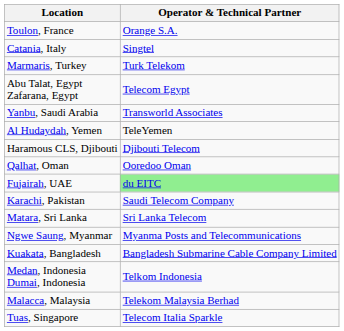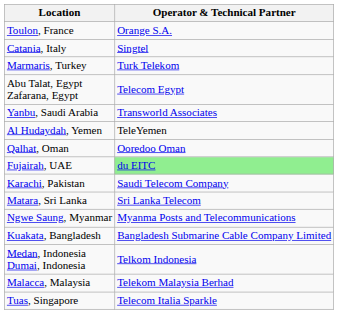- row: (62, 148)
